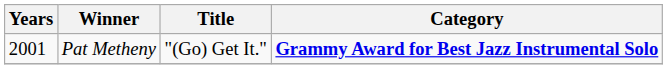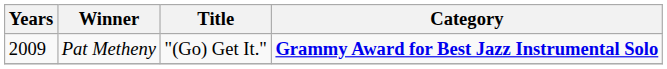(27, 48) 2001 -> (27, 48) 2009
